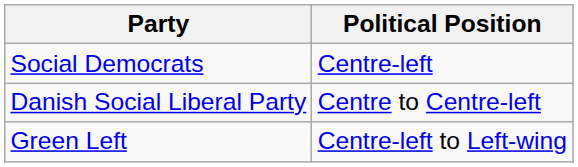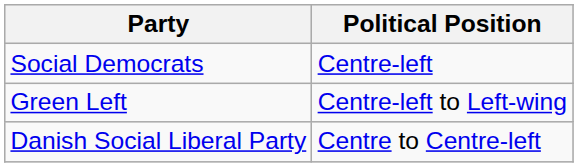rows swapped: (158, 102) <-> (69, 141)
